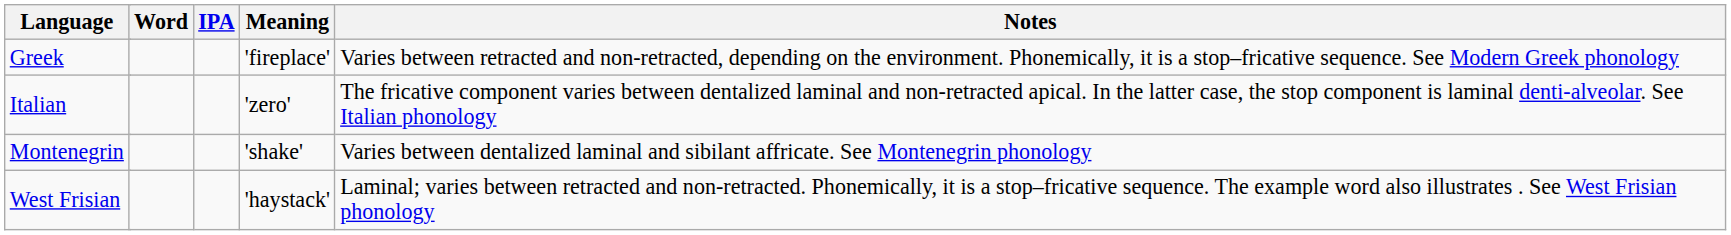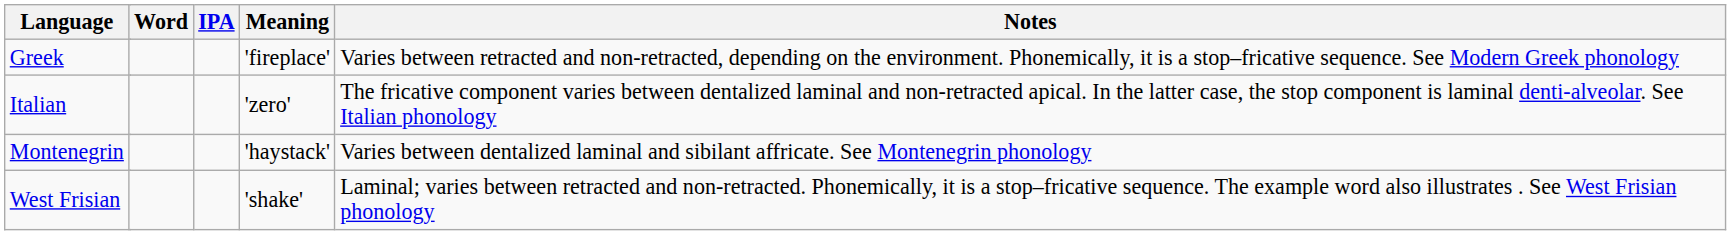(274, 151) 'shake' -> (287, 151) 'haystack'
(287, 199) 'haystack' -> (274, 199) 'shake'
